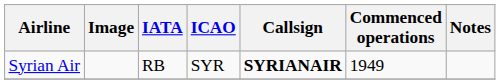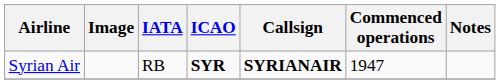(207, 65) normal -> (208, 65) bold
(367, 65) 1949 -> (367, 65) 1947
